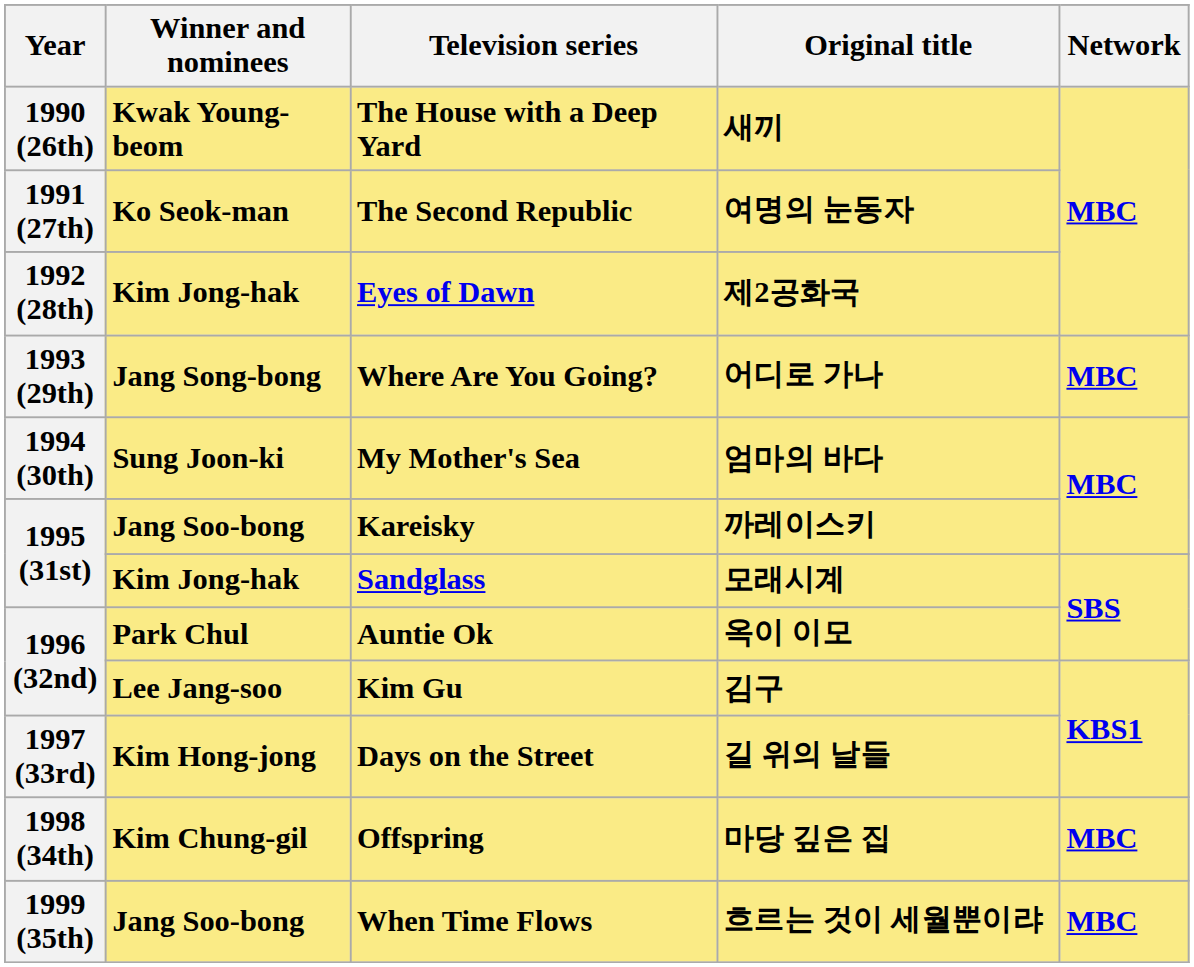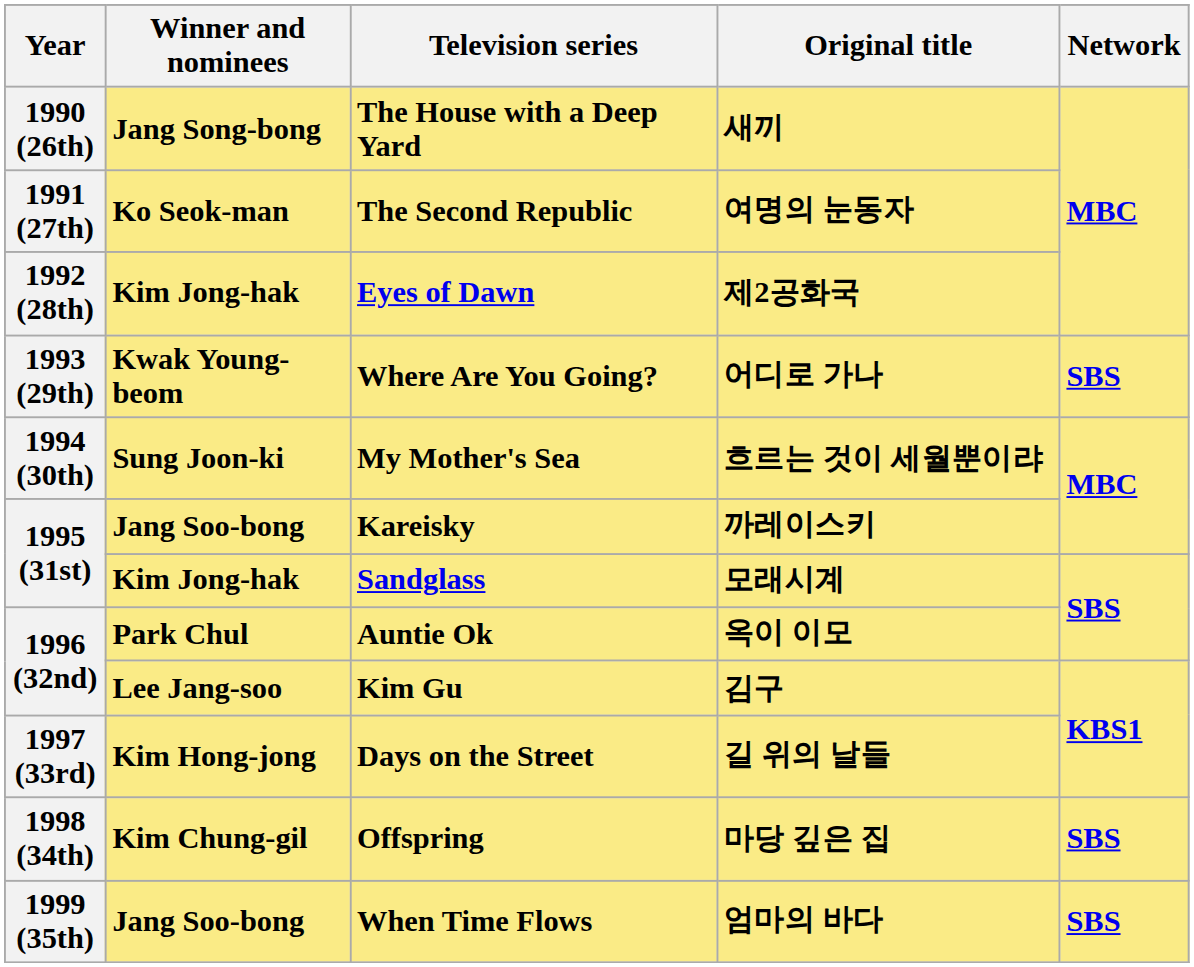(201, 128) Kwak Young-beom -> (217, 128) Jang Song-bong
(217, 375) Jang Song-bong -> (201, 375) Kwak Young-beom
(1102, 375) MBC -> (1094, 375) SBS
(804, 456) 엄마의 바다 -> (884, 456) 흐르는 것이 세월뿐이랴
(1102, 838) MBC -> (1094, 838) SBS
(884, 919) 흐르는 것이 세월뿐이랴 -> (804, 919) 엄마의 바다
(1102, 920) MBC -> (1094, 920) SBS
